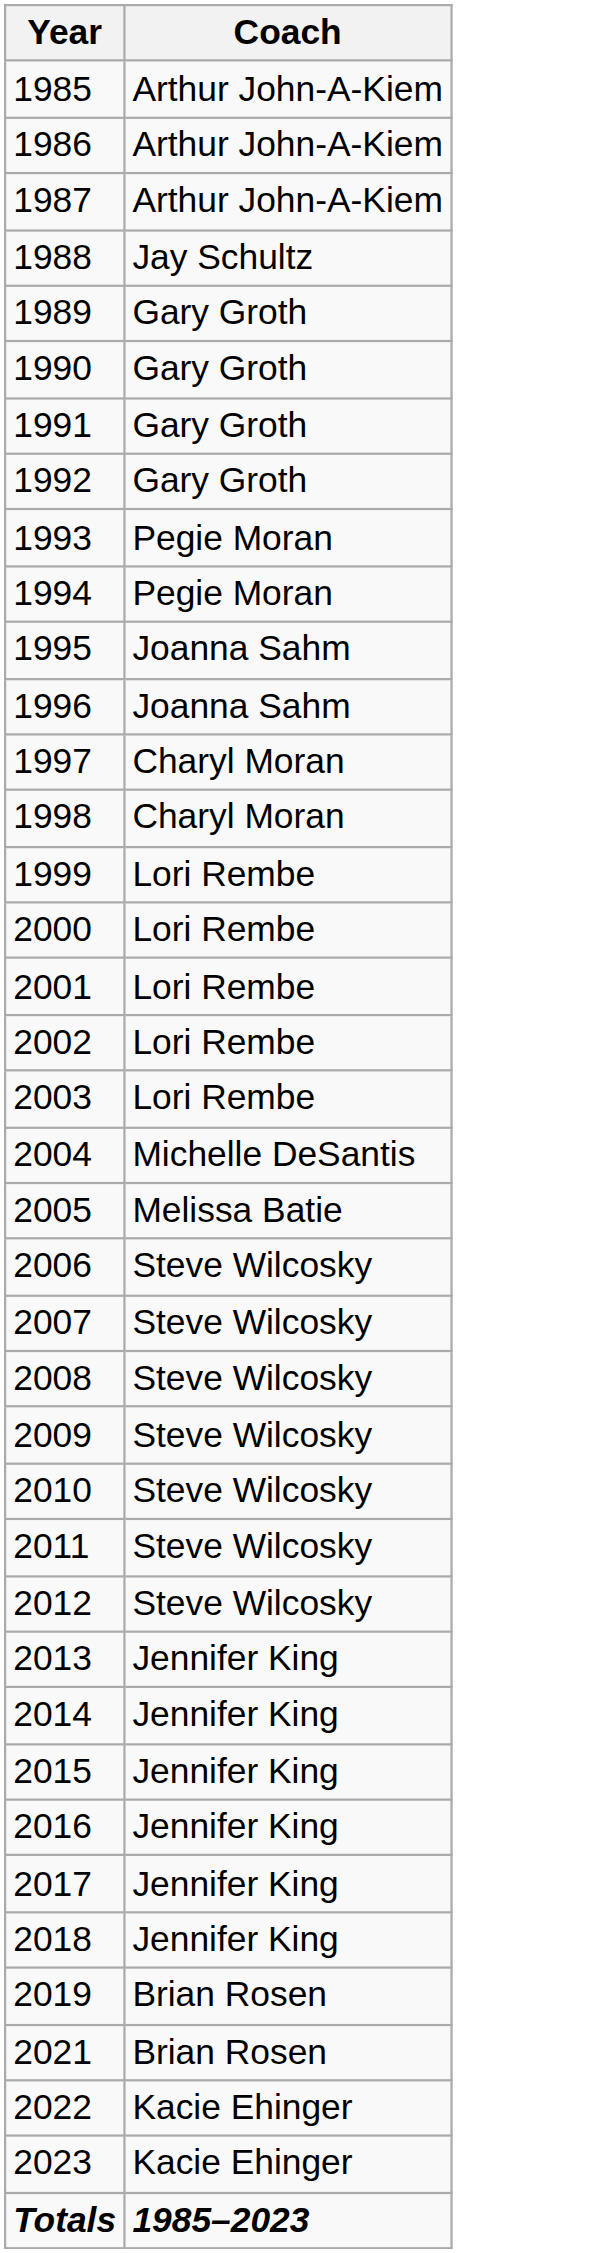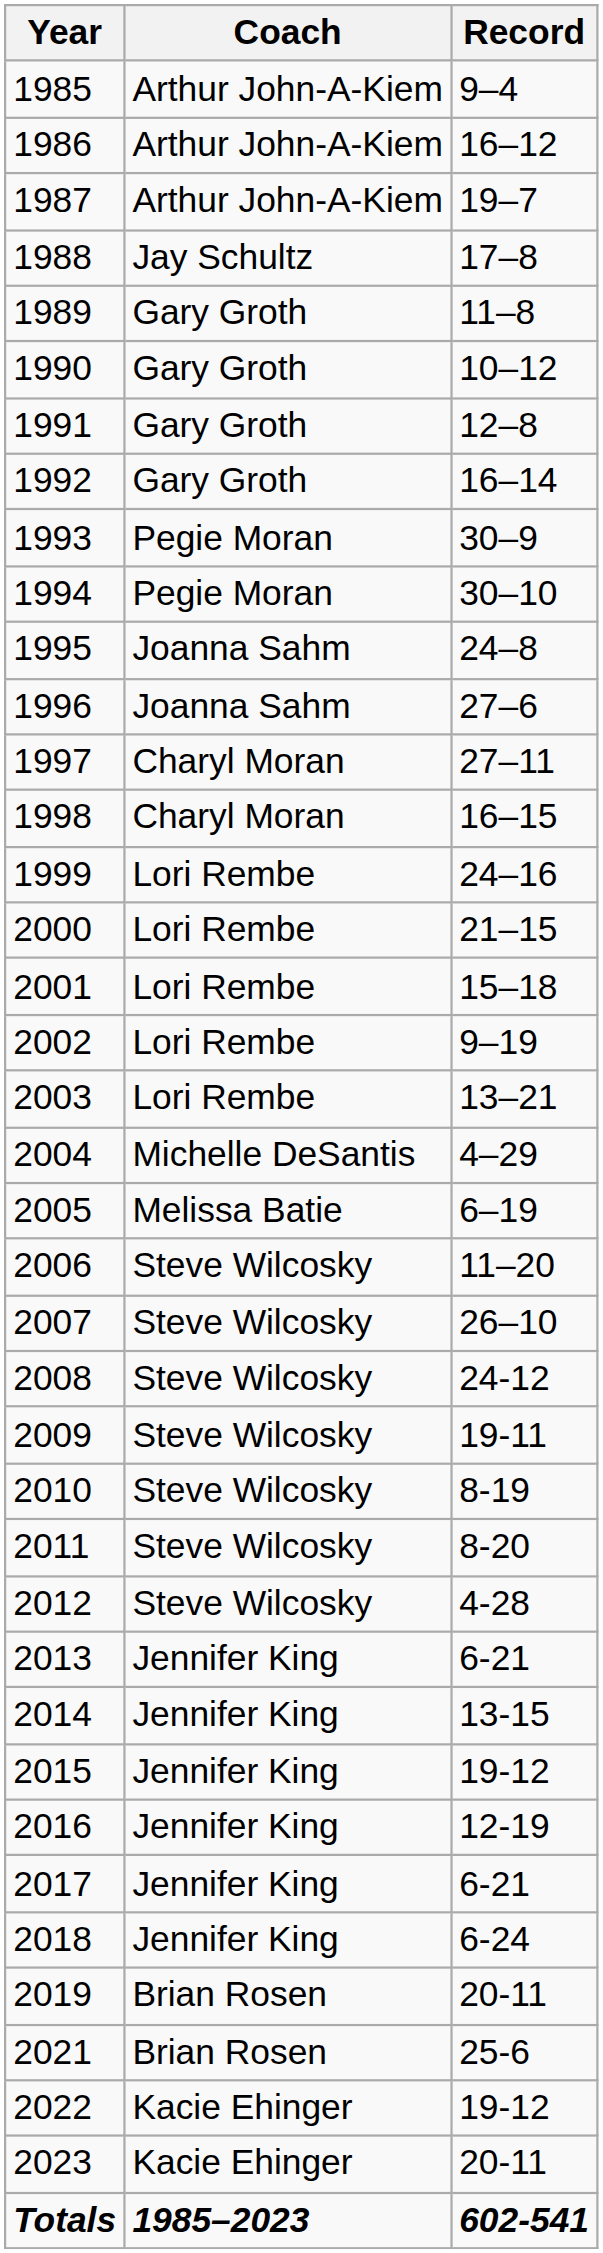+ column: (524, 32)
